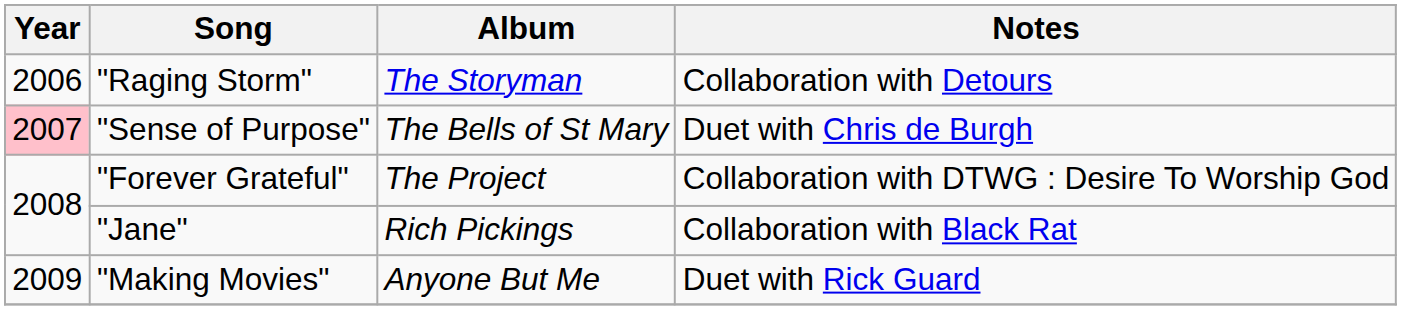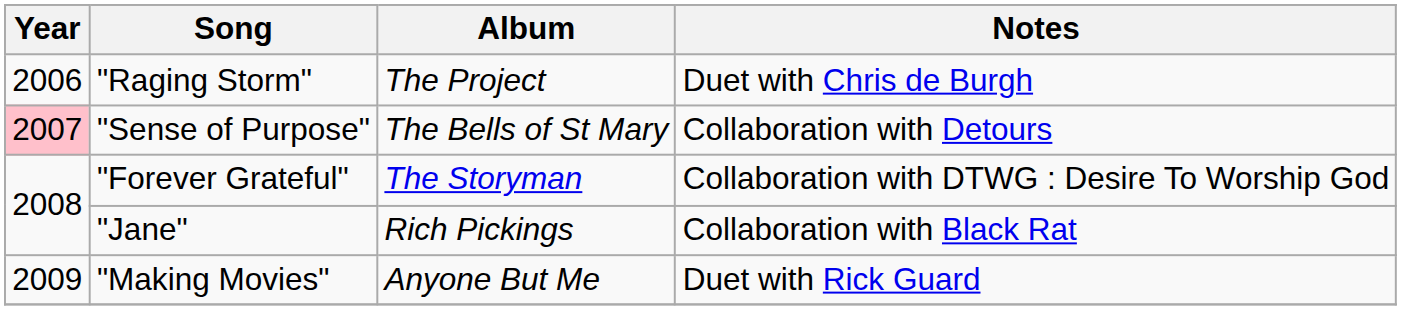(483, 79) The Storyman -> (465, 79) The Project
(868, 79) Collaboration with Detours -> (858, 79) Duet with Chris de Burgh
(858, 129) Duet with Chris de Burgh -> (868, 129) Collaboration with Detours
(465, 179) The Project -> (483, 179) The Storyman
